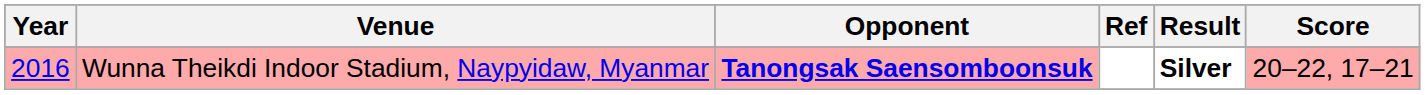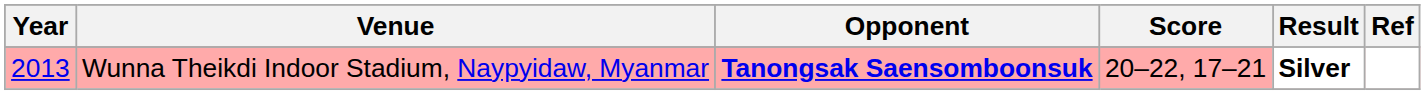columns swapped: (1333, 26) <-> (1126, 26)
(40, 68) 2016 -> (40, 68) 2013
